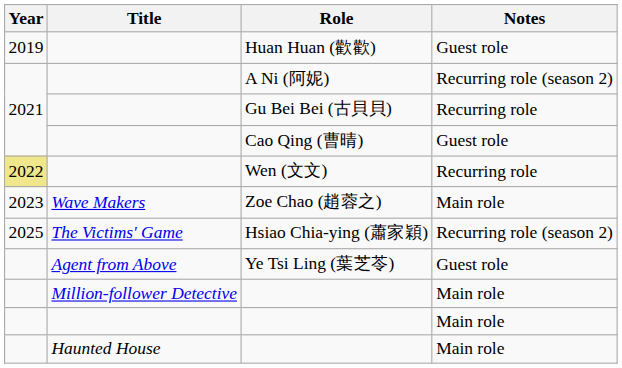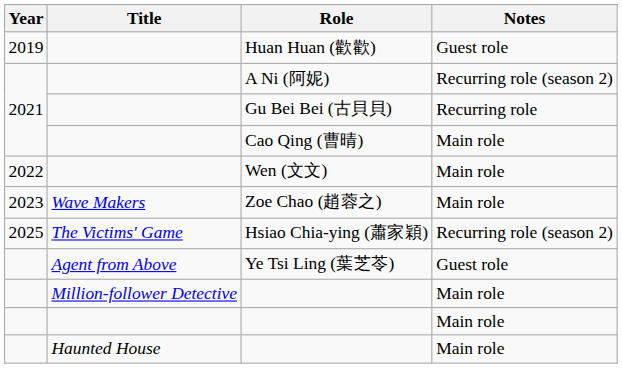(472, 140) Guest role -> (470, 140) Main role
(26, 171) khaki background -> (26, 171) no background
(487, 171) Recurring role -> (470, 171) Main role
